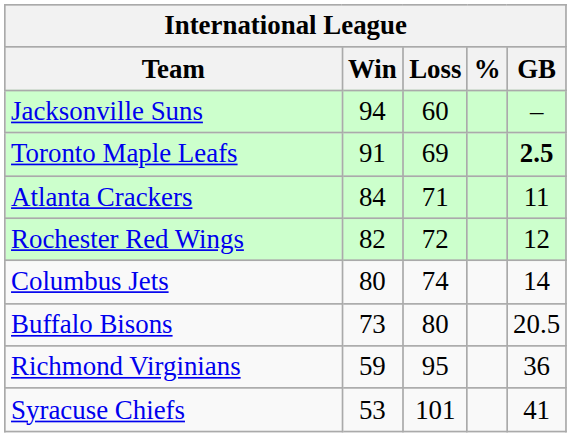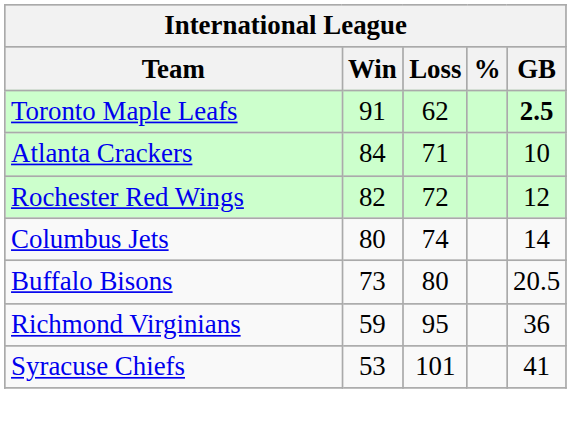- row: (107, 111)
(435, 153) 69 -> (435, 111) 62
(537, 196) 11 -> (537, 153) 10
